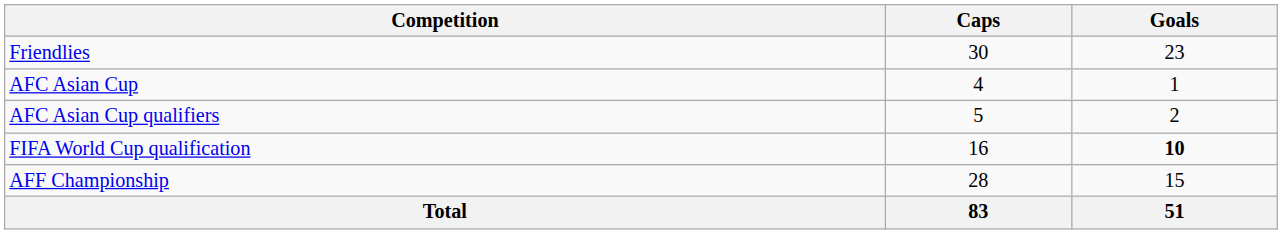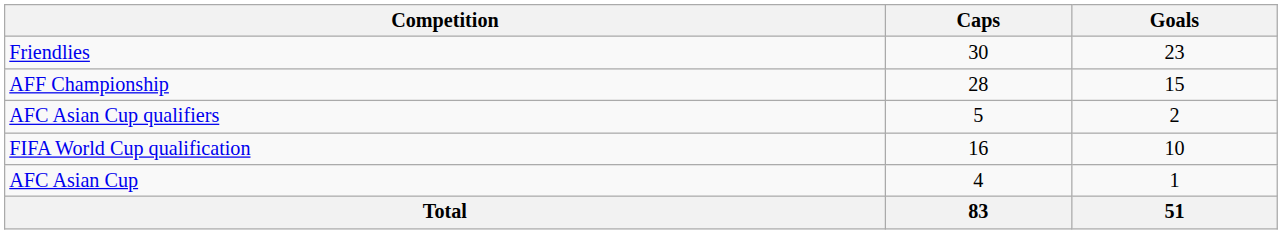rows swapped: (74, 84) <-> (89, 180)
(1174, 148) bold -> (1174, 148) normal
